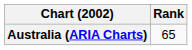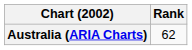(169, 34) 65 -> (169, 34) 62
